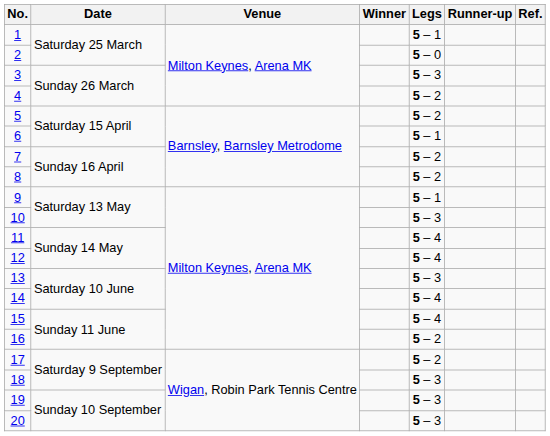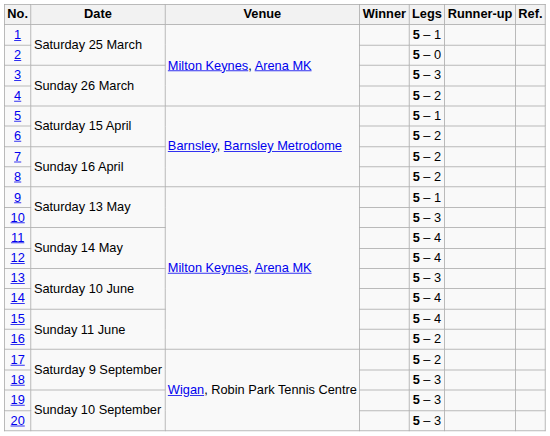(427, 116) 5 – 2 -> (427, 116) 5 – 1
(427, 136) 5 – 1 -> (427, 136) 5 – 2
